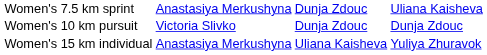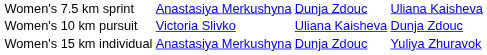(331, 26) Dunja Zdouc -> (341, 26) Uliana Kaisheva
(341, 43) Uliana Kaisheva -> (331, 43) Dunja Zdouc
